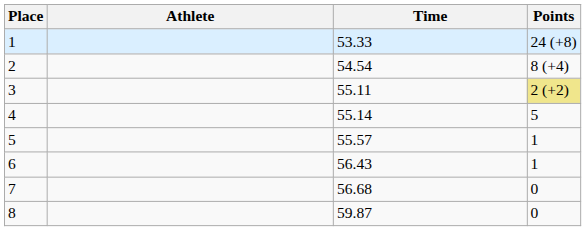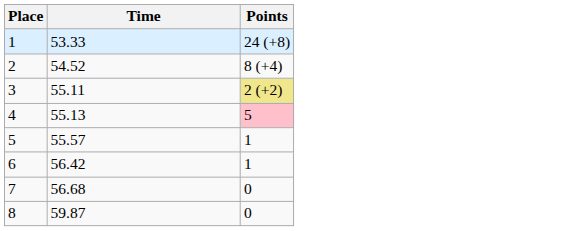- column: (190, 16)
(355, 66) 54.54 -> (68, 66) 54.52
(355, 115) 55.14 -> (68, 115) 55.13
(534, 115) no background -> (248, 115) pink background
(355, 164) 56.43 -> (68, 164) 56.42
